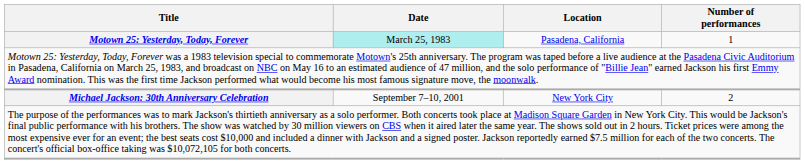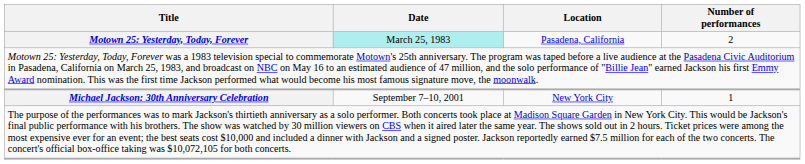(731, 39) 1 -> (731, 39) 2
(731, 98) 2 -> (731, 98) 1
